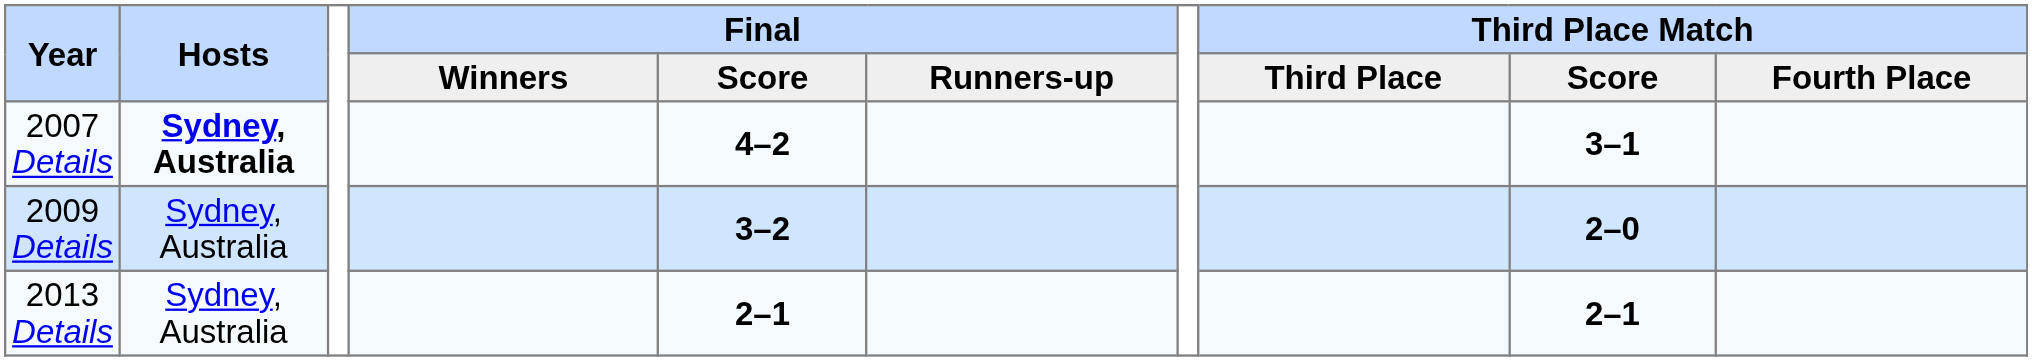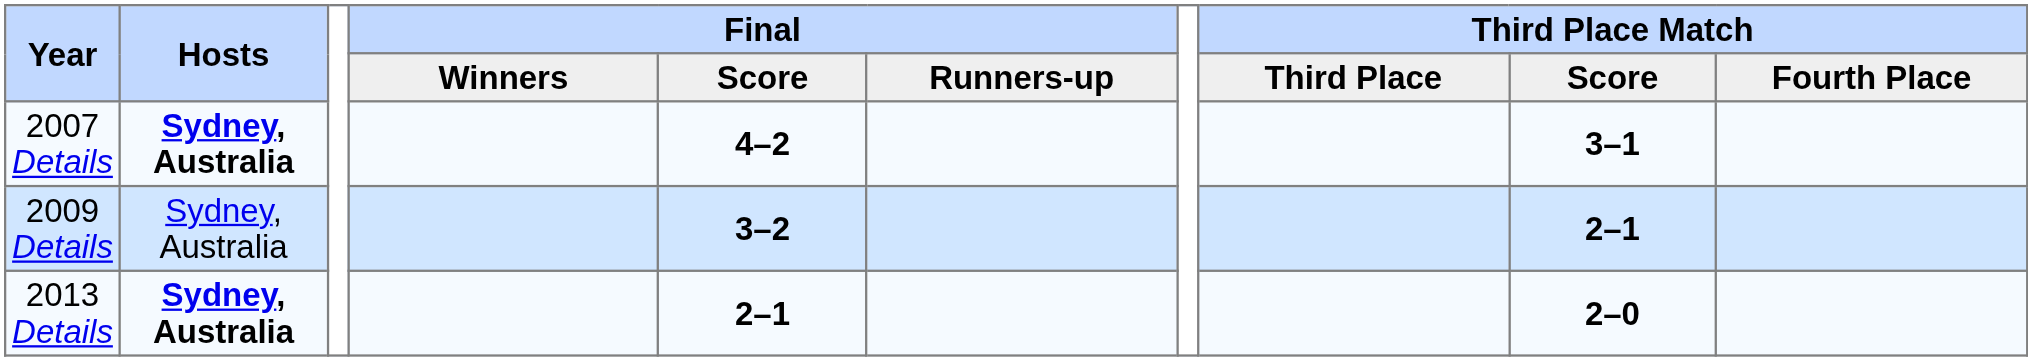(1612, 228) 2–0 -> (1612, 228) 2–1
(224, 313) normal -> (224, 313) bold
(1612, 313) 2–1 -> (1612, 313) 2–0
